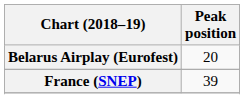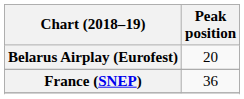(211, 81) 39 -> (211, 81) 36
